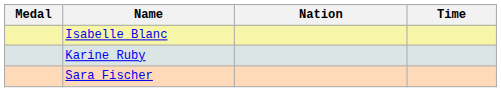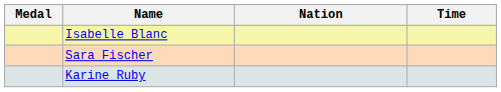rows swapped: (105, 55) <-> (109, 76)
